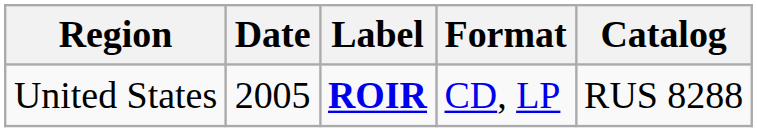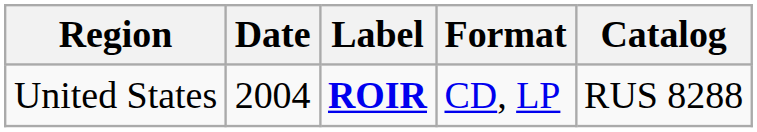(273, 94) 2005 -> (273, 94) 2004
